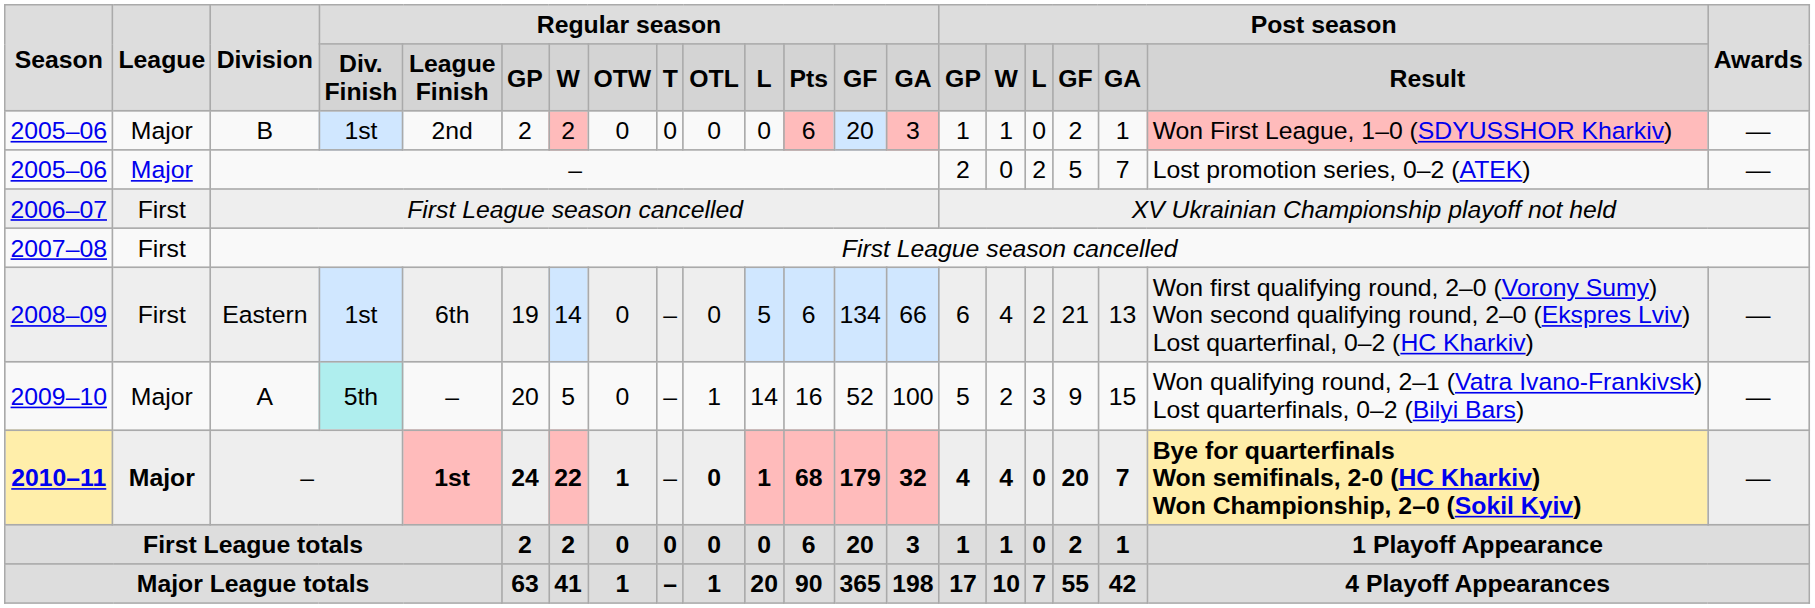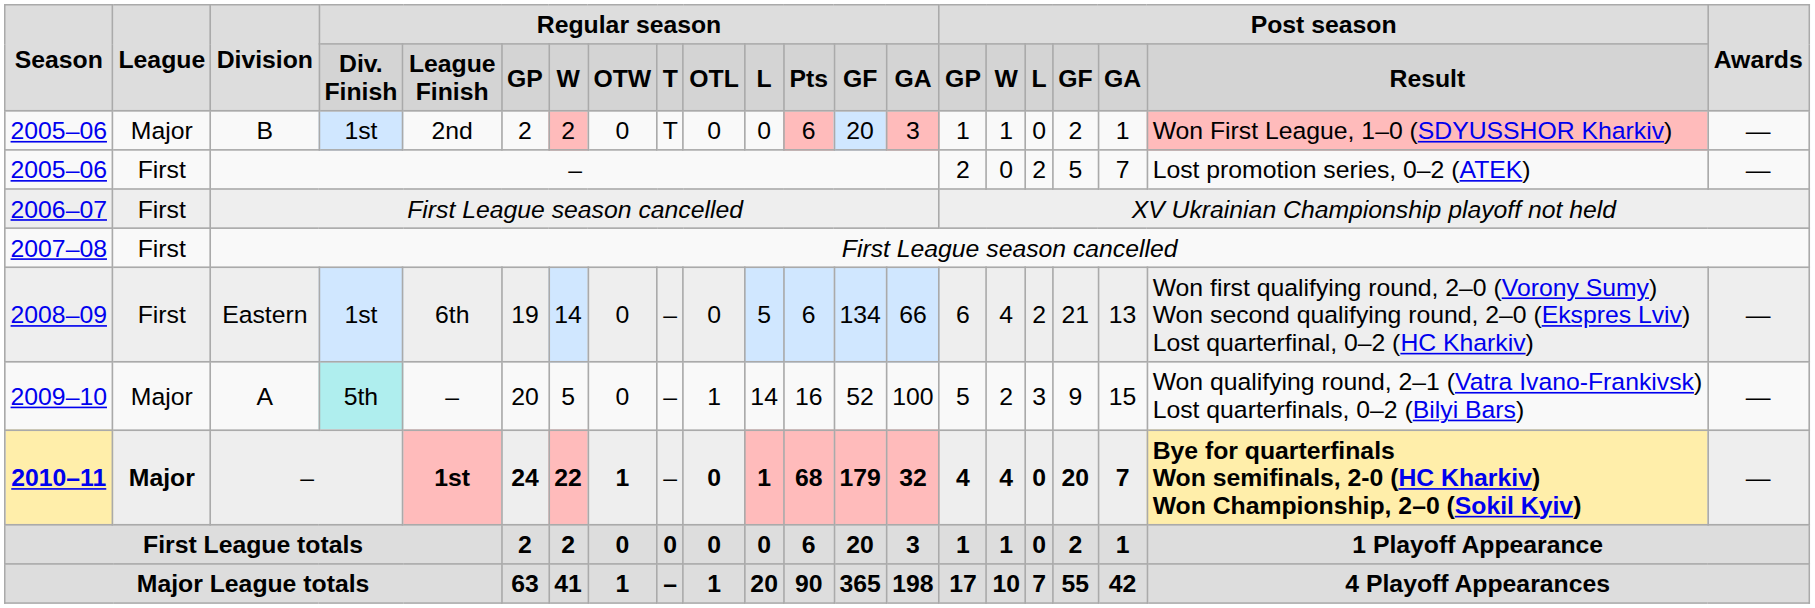(670, 131) 0 -> (670, 131) T
(162, 170) Major -> (162, 170) First
